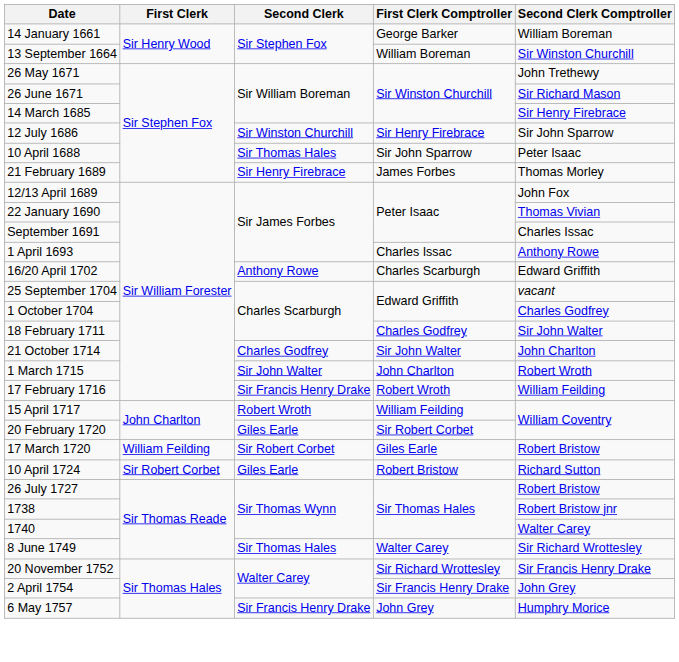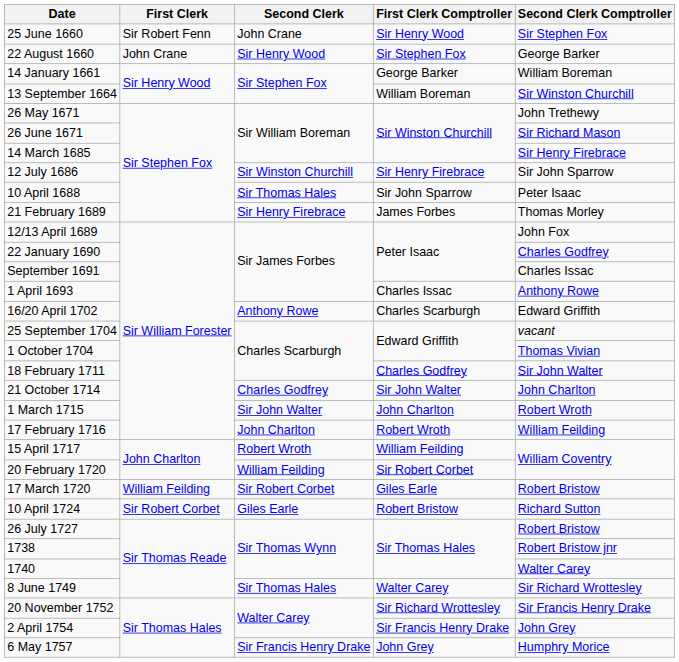+ row: (45, 34)
+ row: (51, 53)
(559, 212) Thomas Vivian -> (563, 251) Charles Godfrey
(563, 311) Charles Godfrey -> (559, 350) Thomas Vivian
(304, 390) Sir Francis Henry Drake -> (276, 430) John Charlton
(268, 430) Giles Earle -> (281, 469) William Feilding
